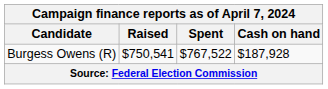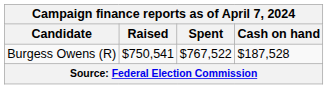(264, 53) $187,928 -> (264, 53) $187,528
